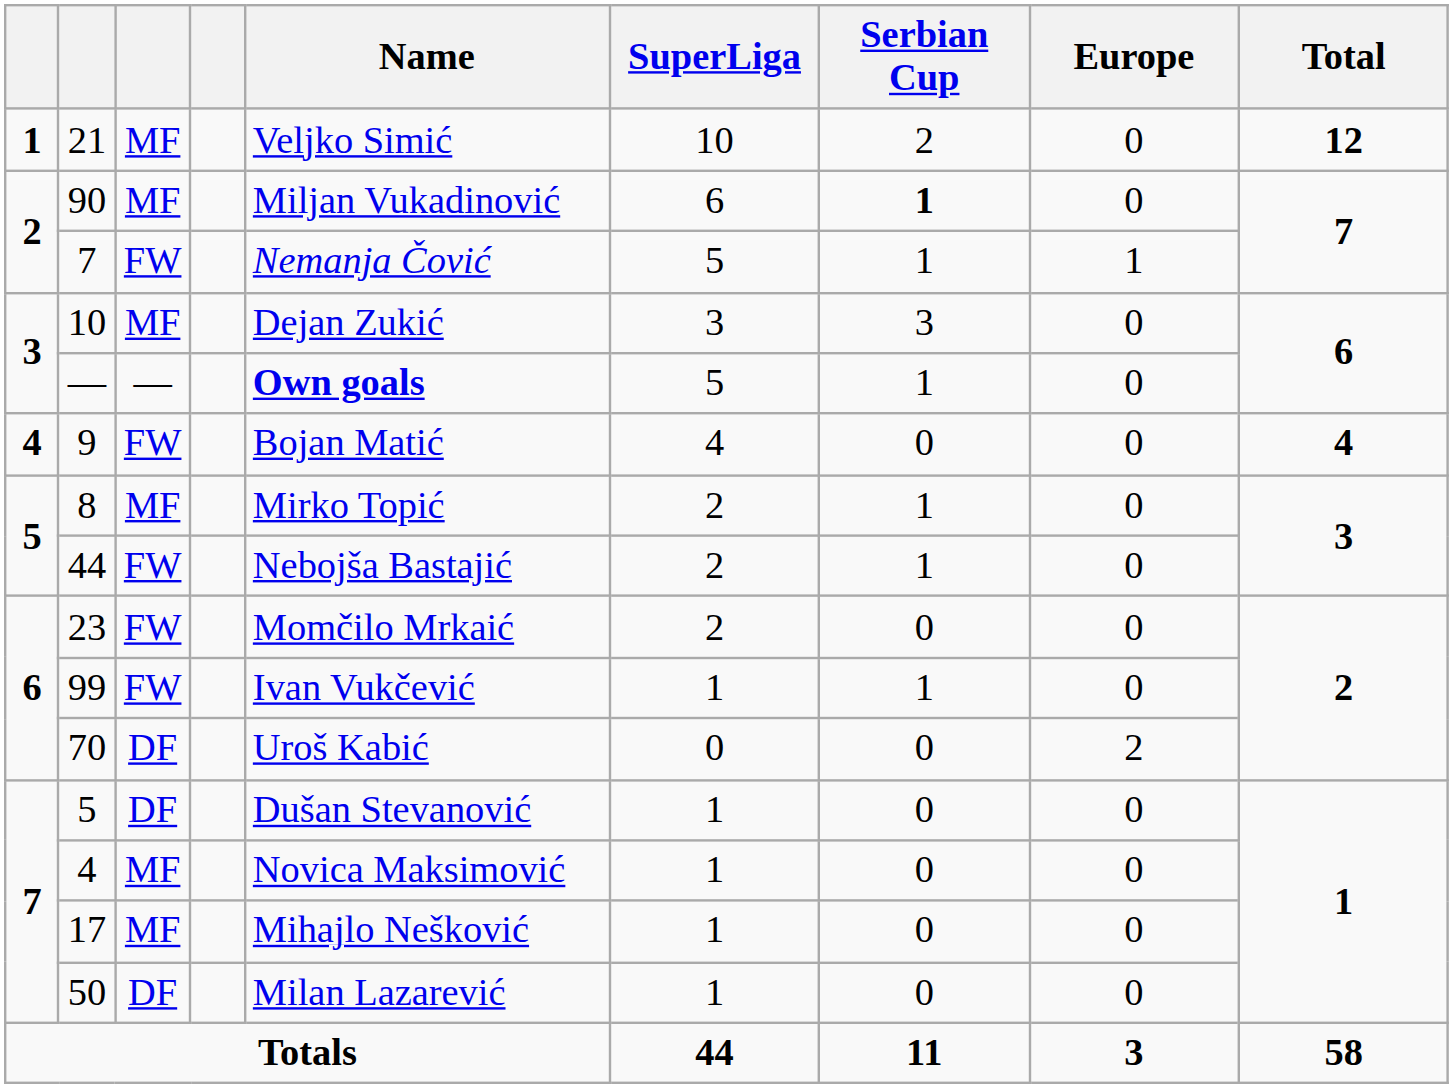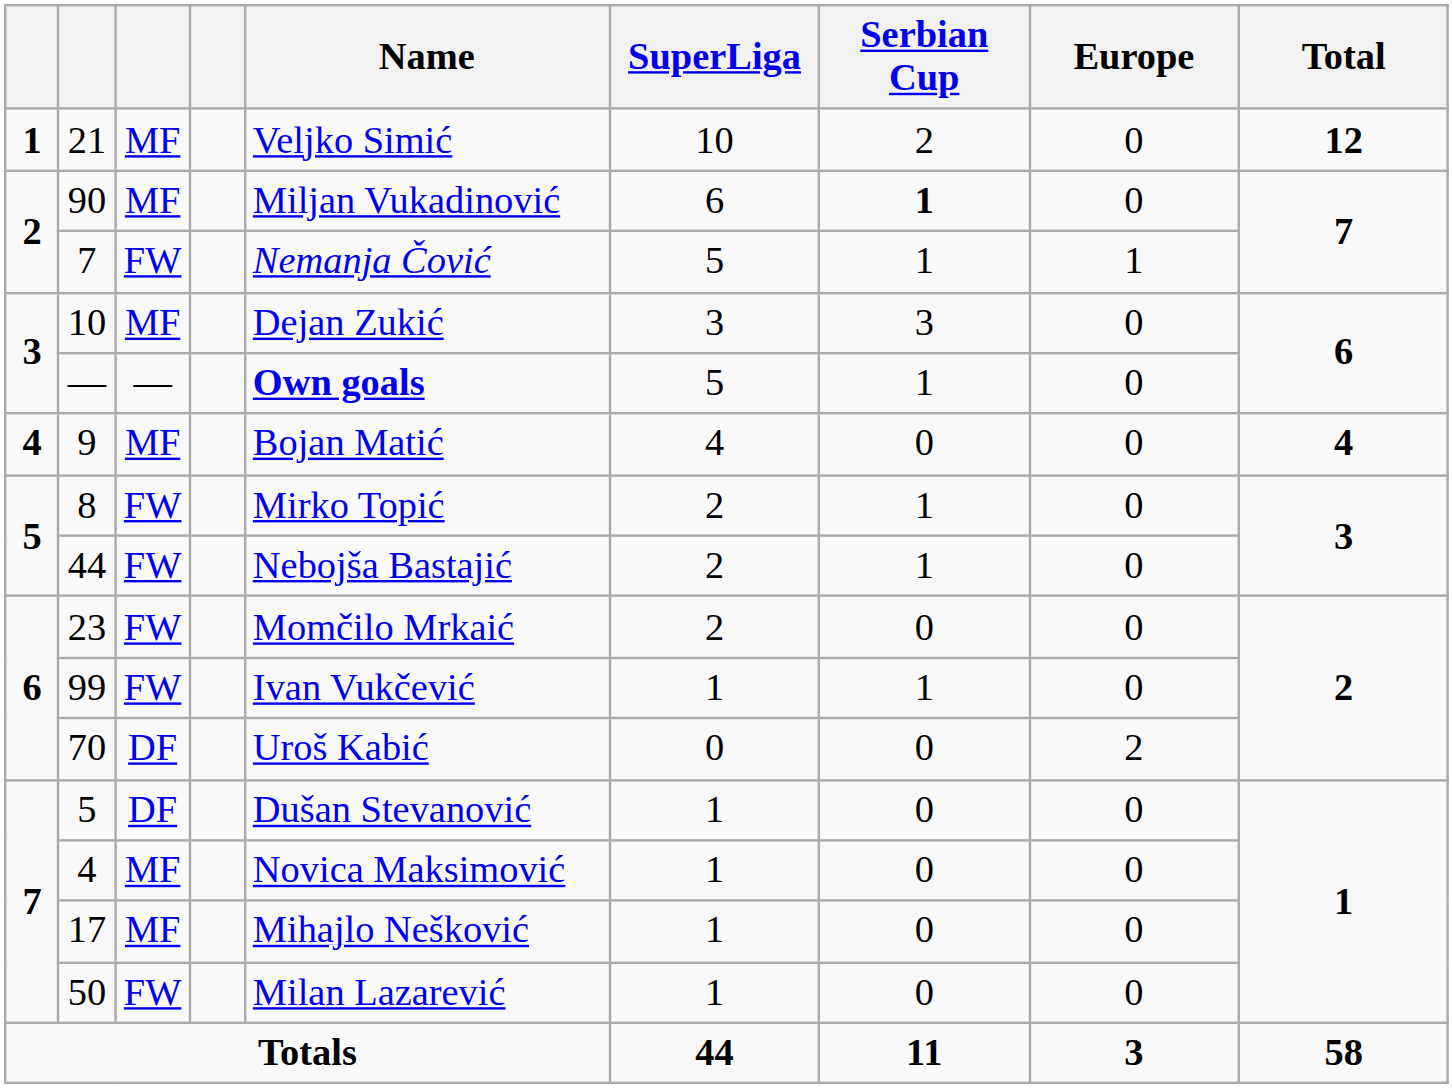(153, 443) FW -> (153, 443) MF
(153, 504) MF -> (153, 504) FW
(153, 991) DF -> (153, 991) FW
